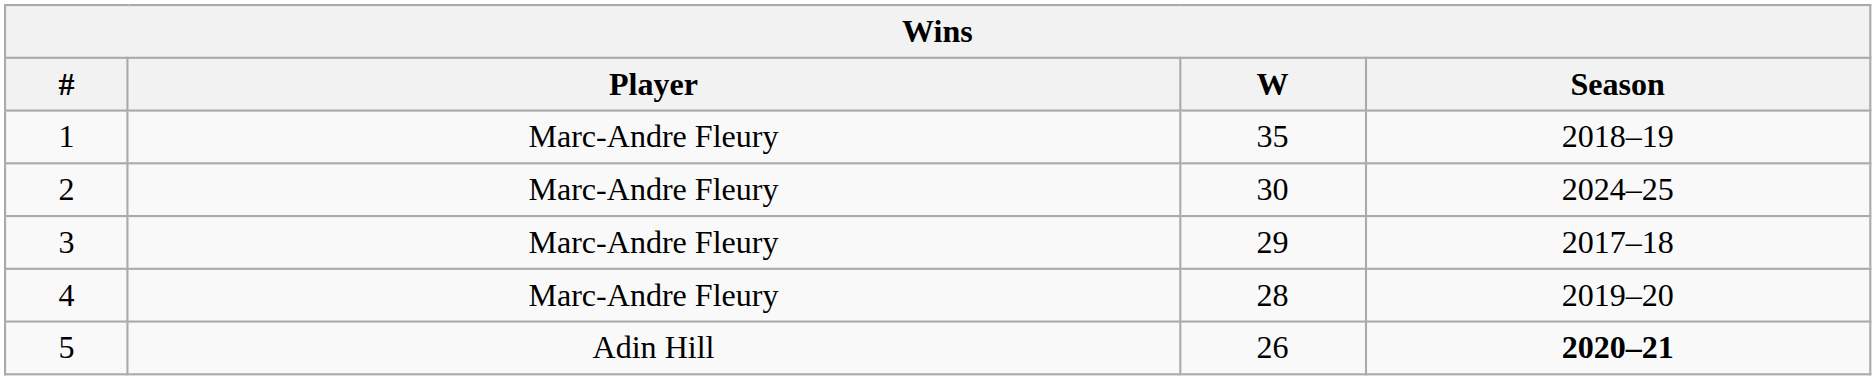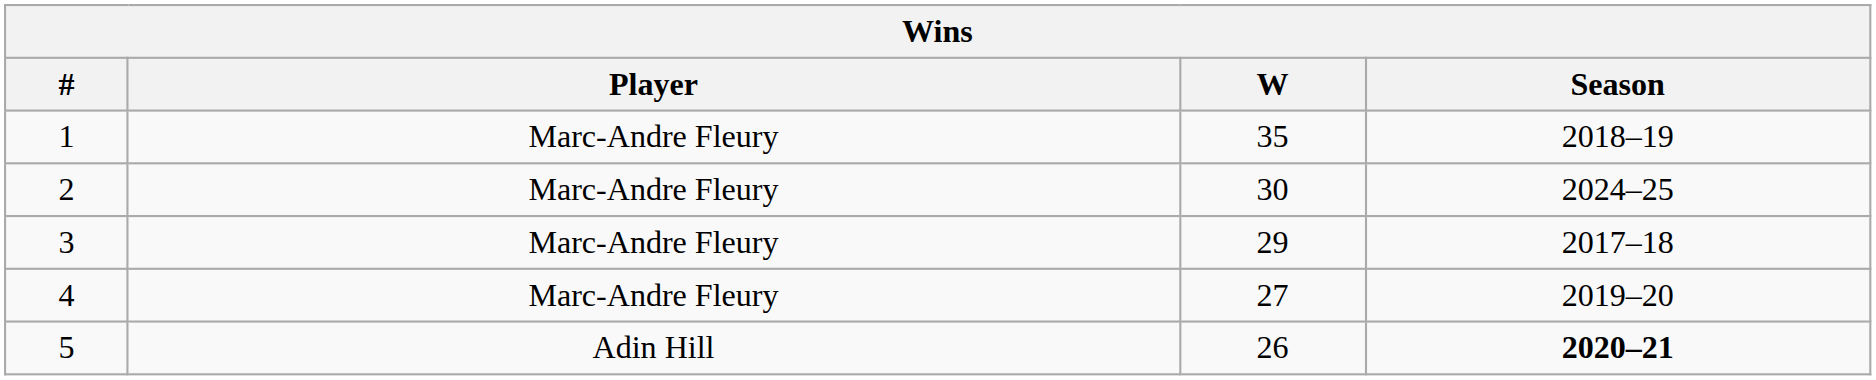(1272, 295) 28 -> (1272, 295) 27
